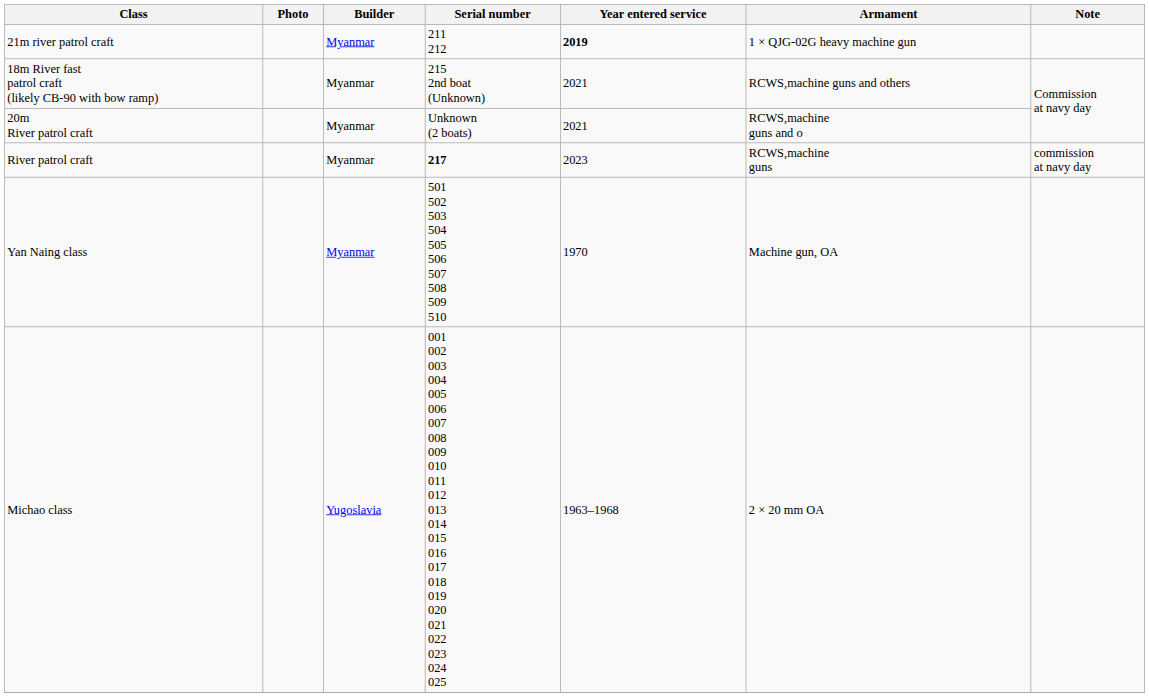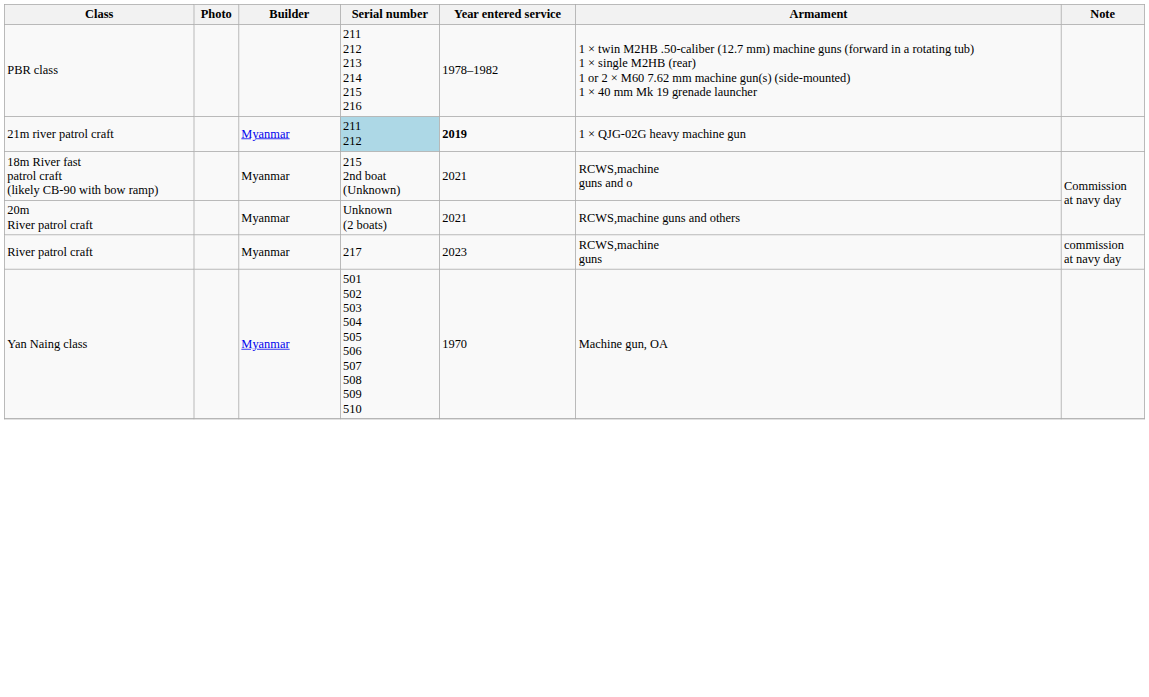+ row: (33, 70)
(437, 41) no background -> (352, 133) lightblue background
(830, 83) RCWS,machine guns and others -> (619, 175) RCWS,machine guns and o
(789, 124) RCWS,machine guns and o -> (659, 217) RCWS,machine guns and others
(437, 159) bold -> (352, 251) normal
- row: (40, 509)
